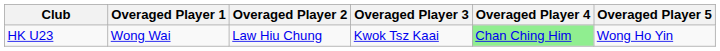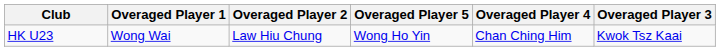columns swapped: (412, 14) <-> (655, 14)
(523, 35) lightgreen background -> (523, 35) no background
